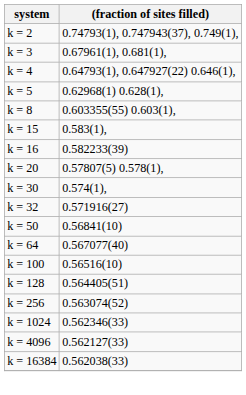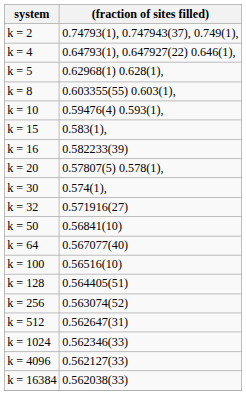- row: (20, 52)
+ row: (23, 110)
+ row: (26, 322)
